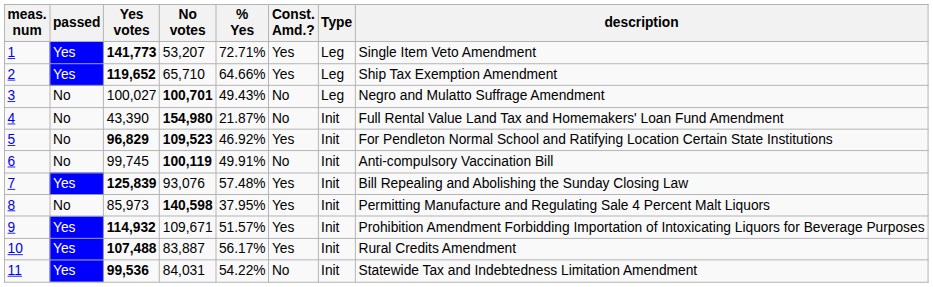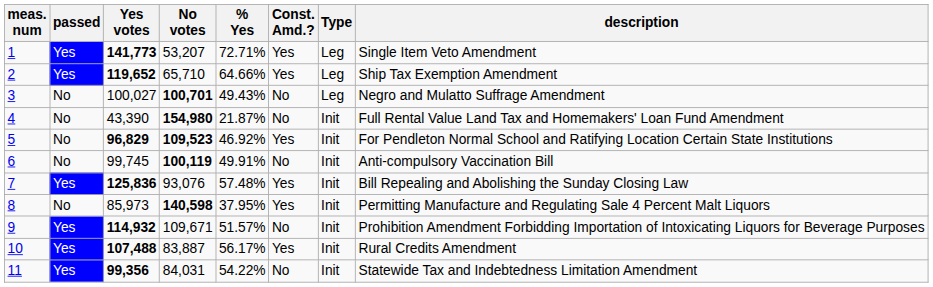(132, 183) 125,839 -> (132, 183) 125,836
(283, 227) Yes -> (281, 227) No
(128, 270) 99,536 -> (128, 270) 99,356
